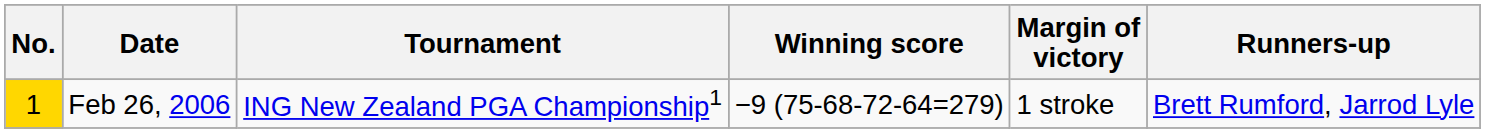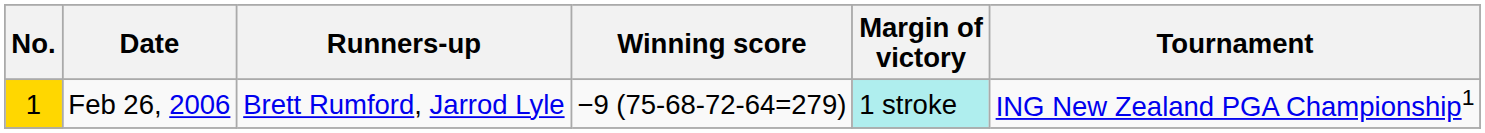columns swapped: (483, 42) <-> (1314, 42)
(1065, 104) no background -> (908, 104) paleturquoise background
